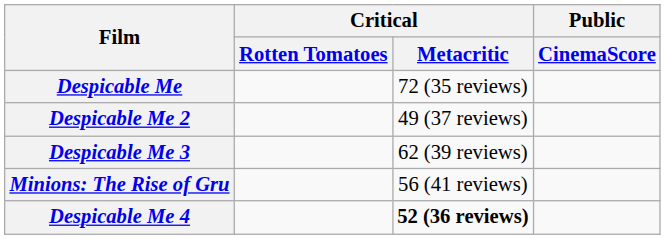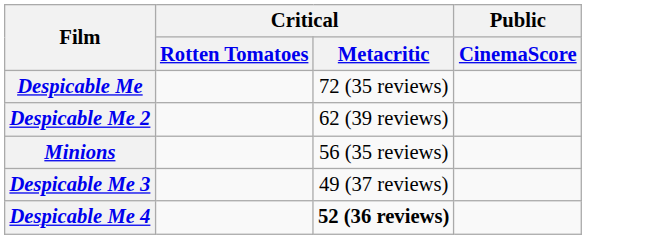(463, 119) 49 (37 reviews) -> (384, 119) 62 (39 reviews)
+ row: (80, 151)
(463, 151) 62 (39 reviews) -> (384, 184) 49 (37 reviews)
- row: (120, 184)
